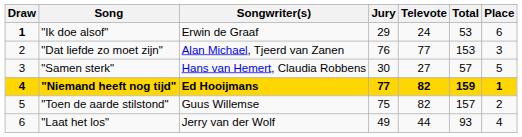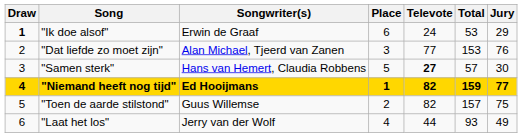columns swapped: (384, 13) <-> (499, 13)
(424, 68) normal -> (430, 68) bold
